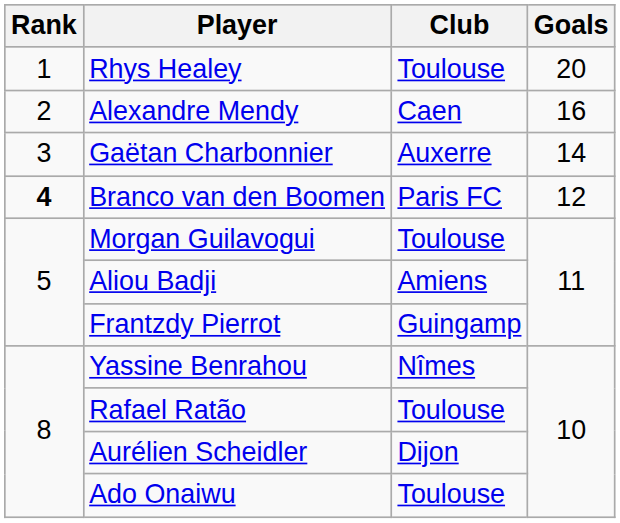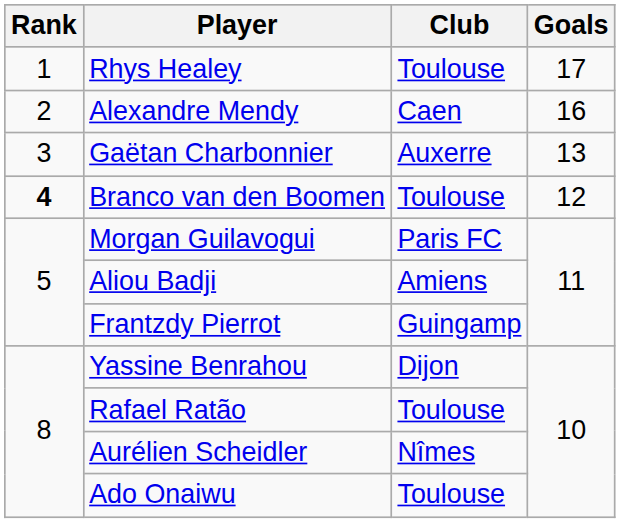(571, 68) 20 -> (571, 68) 17
(571, 153) 14 -> (571, 153) 13
(450, 196) Paris FC -> (451, 196) Toulouse
(451, 238) Toulouse -> (450, 238) Paris FC
(436, 366) Nîmes -> (428, 366) Dijon
(428, 452) Dijon -> (436, 452) Nîmes
